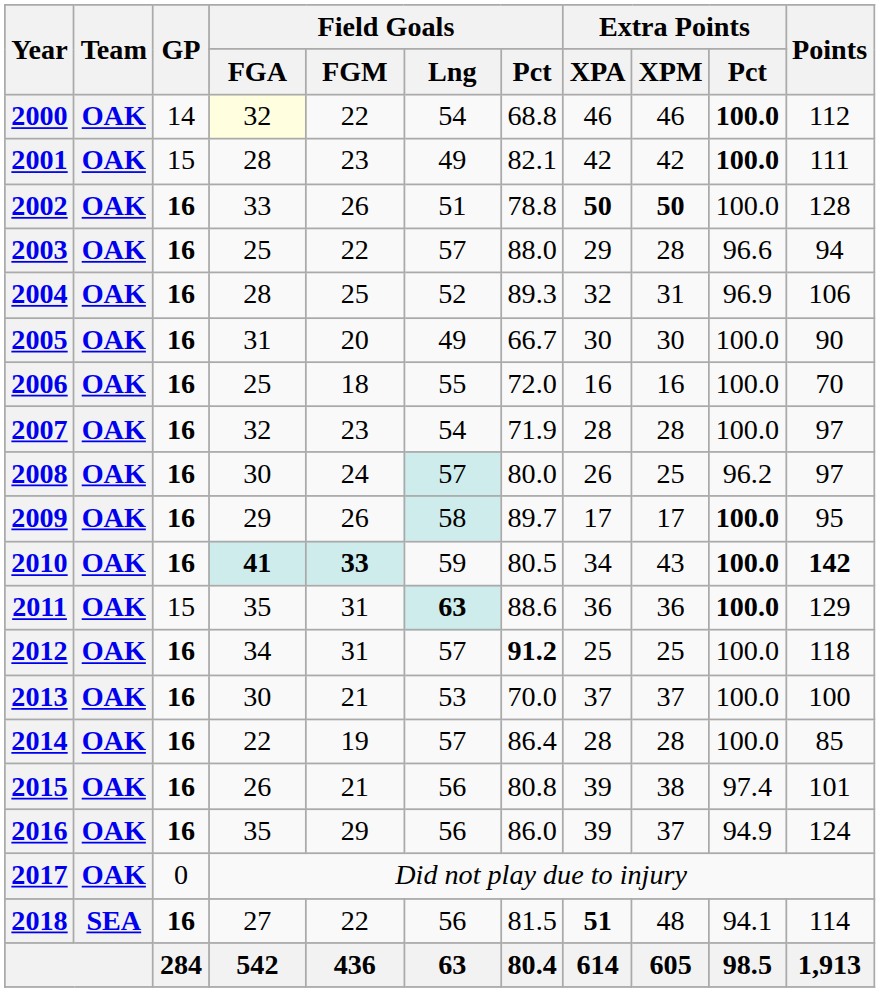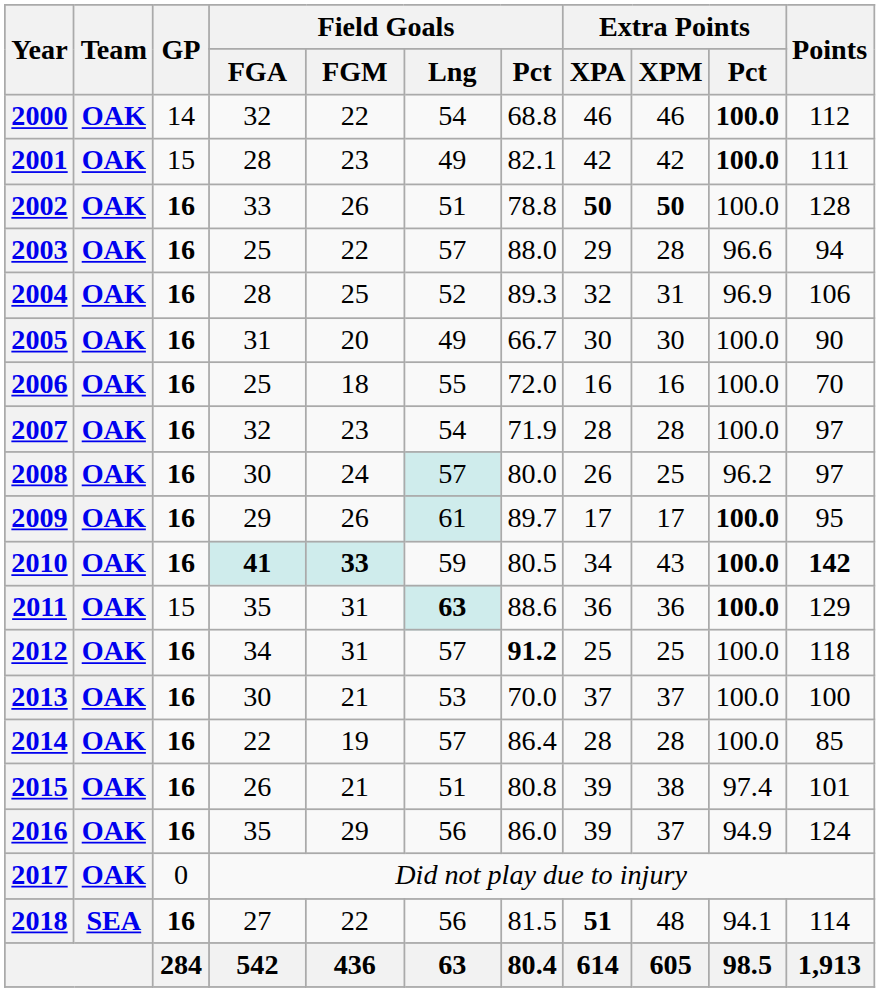(257, 116) lightyellow background -> (257, 116) no background
(452, 518) 58 -> (452, 518) 61
(452, 786) 56 -> (452, 786) 51
